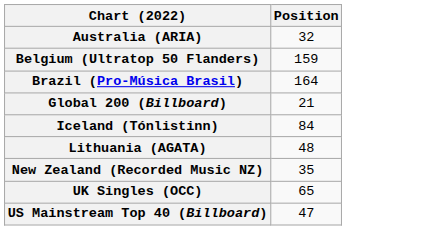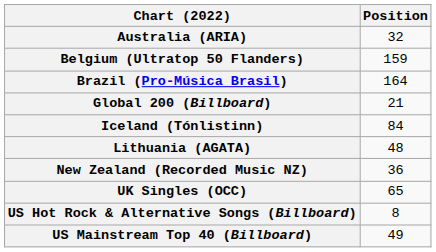(306, 170) 35 -> (396, 170) 36
+ row: (182, 214)
(306, 214) 47 -> (396, 236) 49
